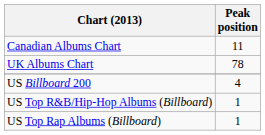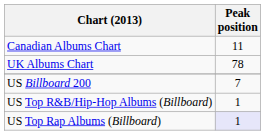(238, 83) 4 -> (238, 83) 7
(238, 121) no background -> (238, 121) lavender background
